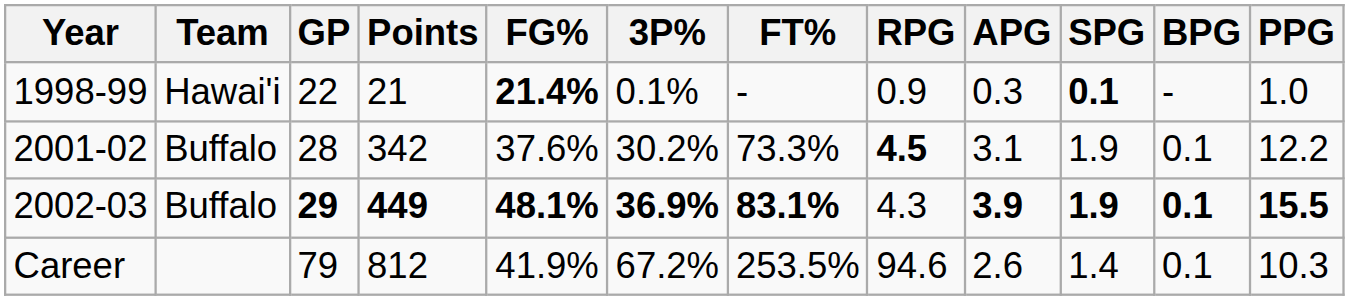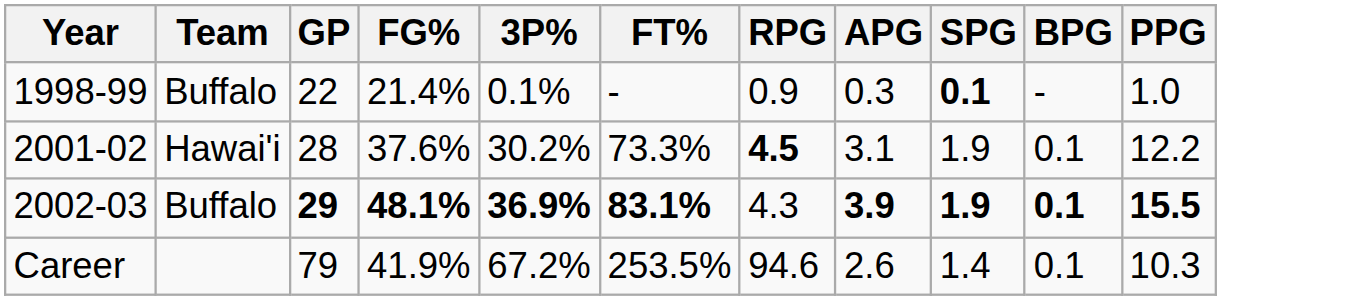- column: (423, 33)
(222, 91) Hawai'i -> (221, 91) Buffalo
(547, 91) bold -> (419, 91) normal
(221, 149) Buffalo -> (222, 149) Hawai'i
